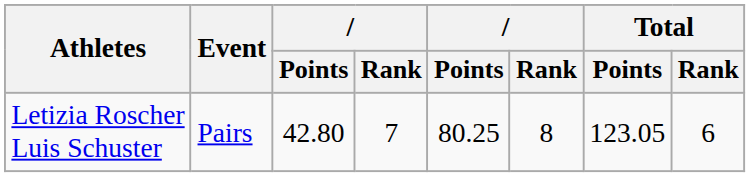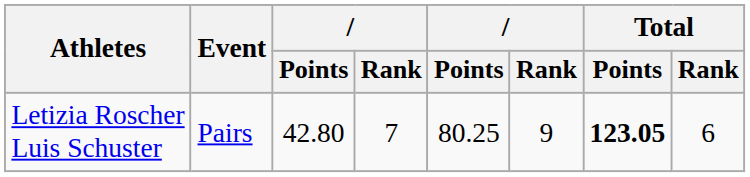(546, 132) 8 -> (546, 132) 9
(627, 132) normal -> (627, 132) bold
